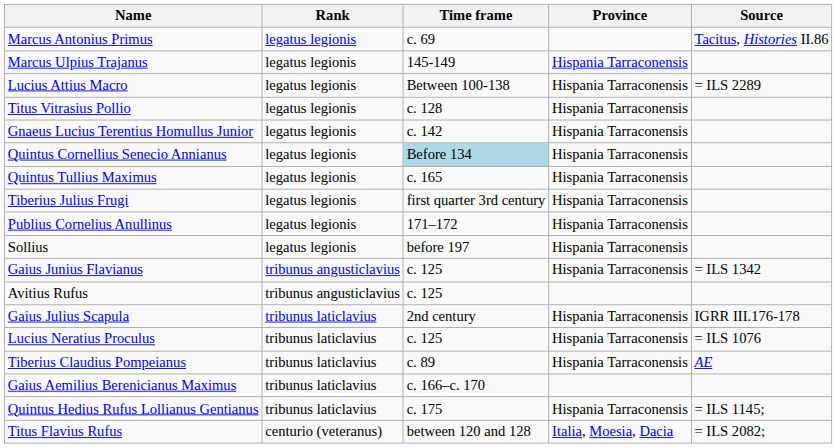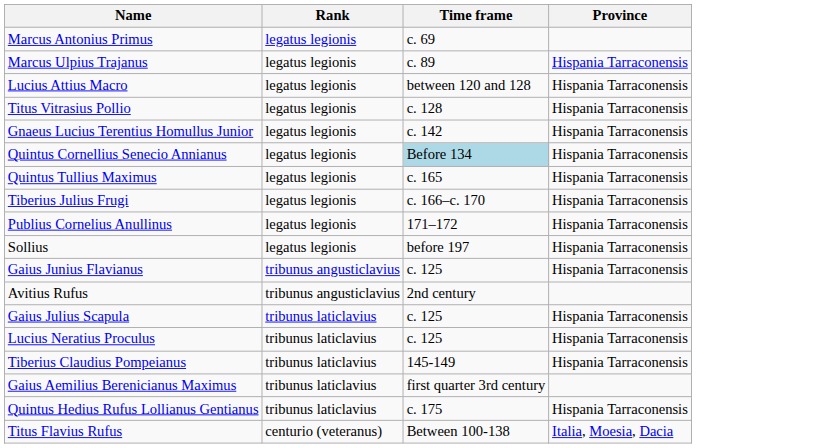- column: (762, 16)
(431, 62) 145-149 -> (421, 62) c. 89
(458, 85) Between 100-138 -> (469, 85) between 120 and 128
(476, 200) first quarter 3rd century -> (446, 200) c. 166–c. 170
(424, 293) c. 125 -> (441, 293) 2nd century
(441, 316) 2nd century -> (424, 316) c. 125
(421, 362) c. 89 -> (431, 362) 145-149
(446, 385) c. 166–c. 170 -> (476, 385) first quarter 3rd century
(469, 431) between 120 and 128 -> (458, 431) Between 100-138
